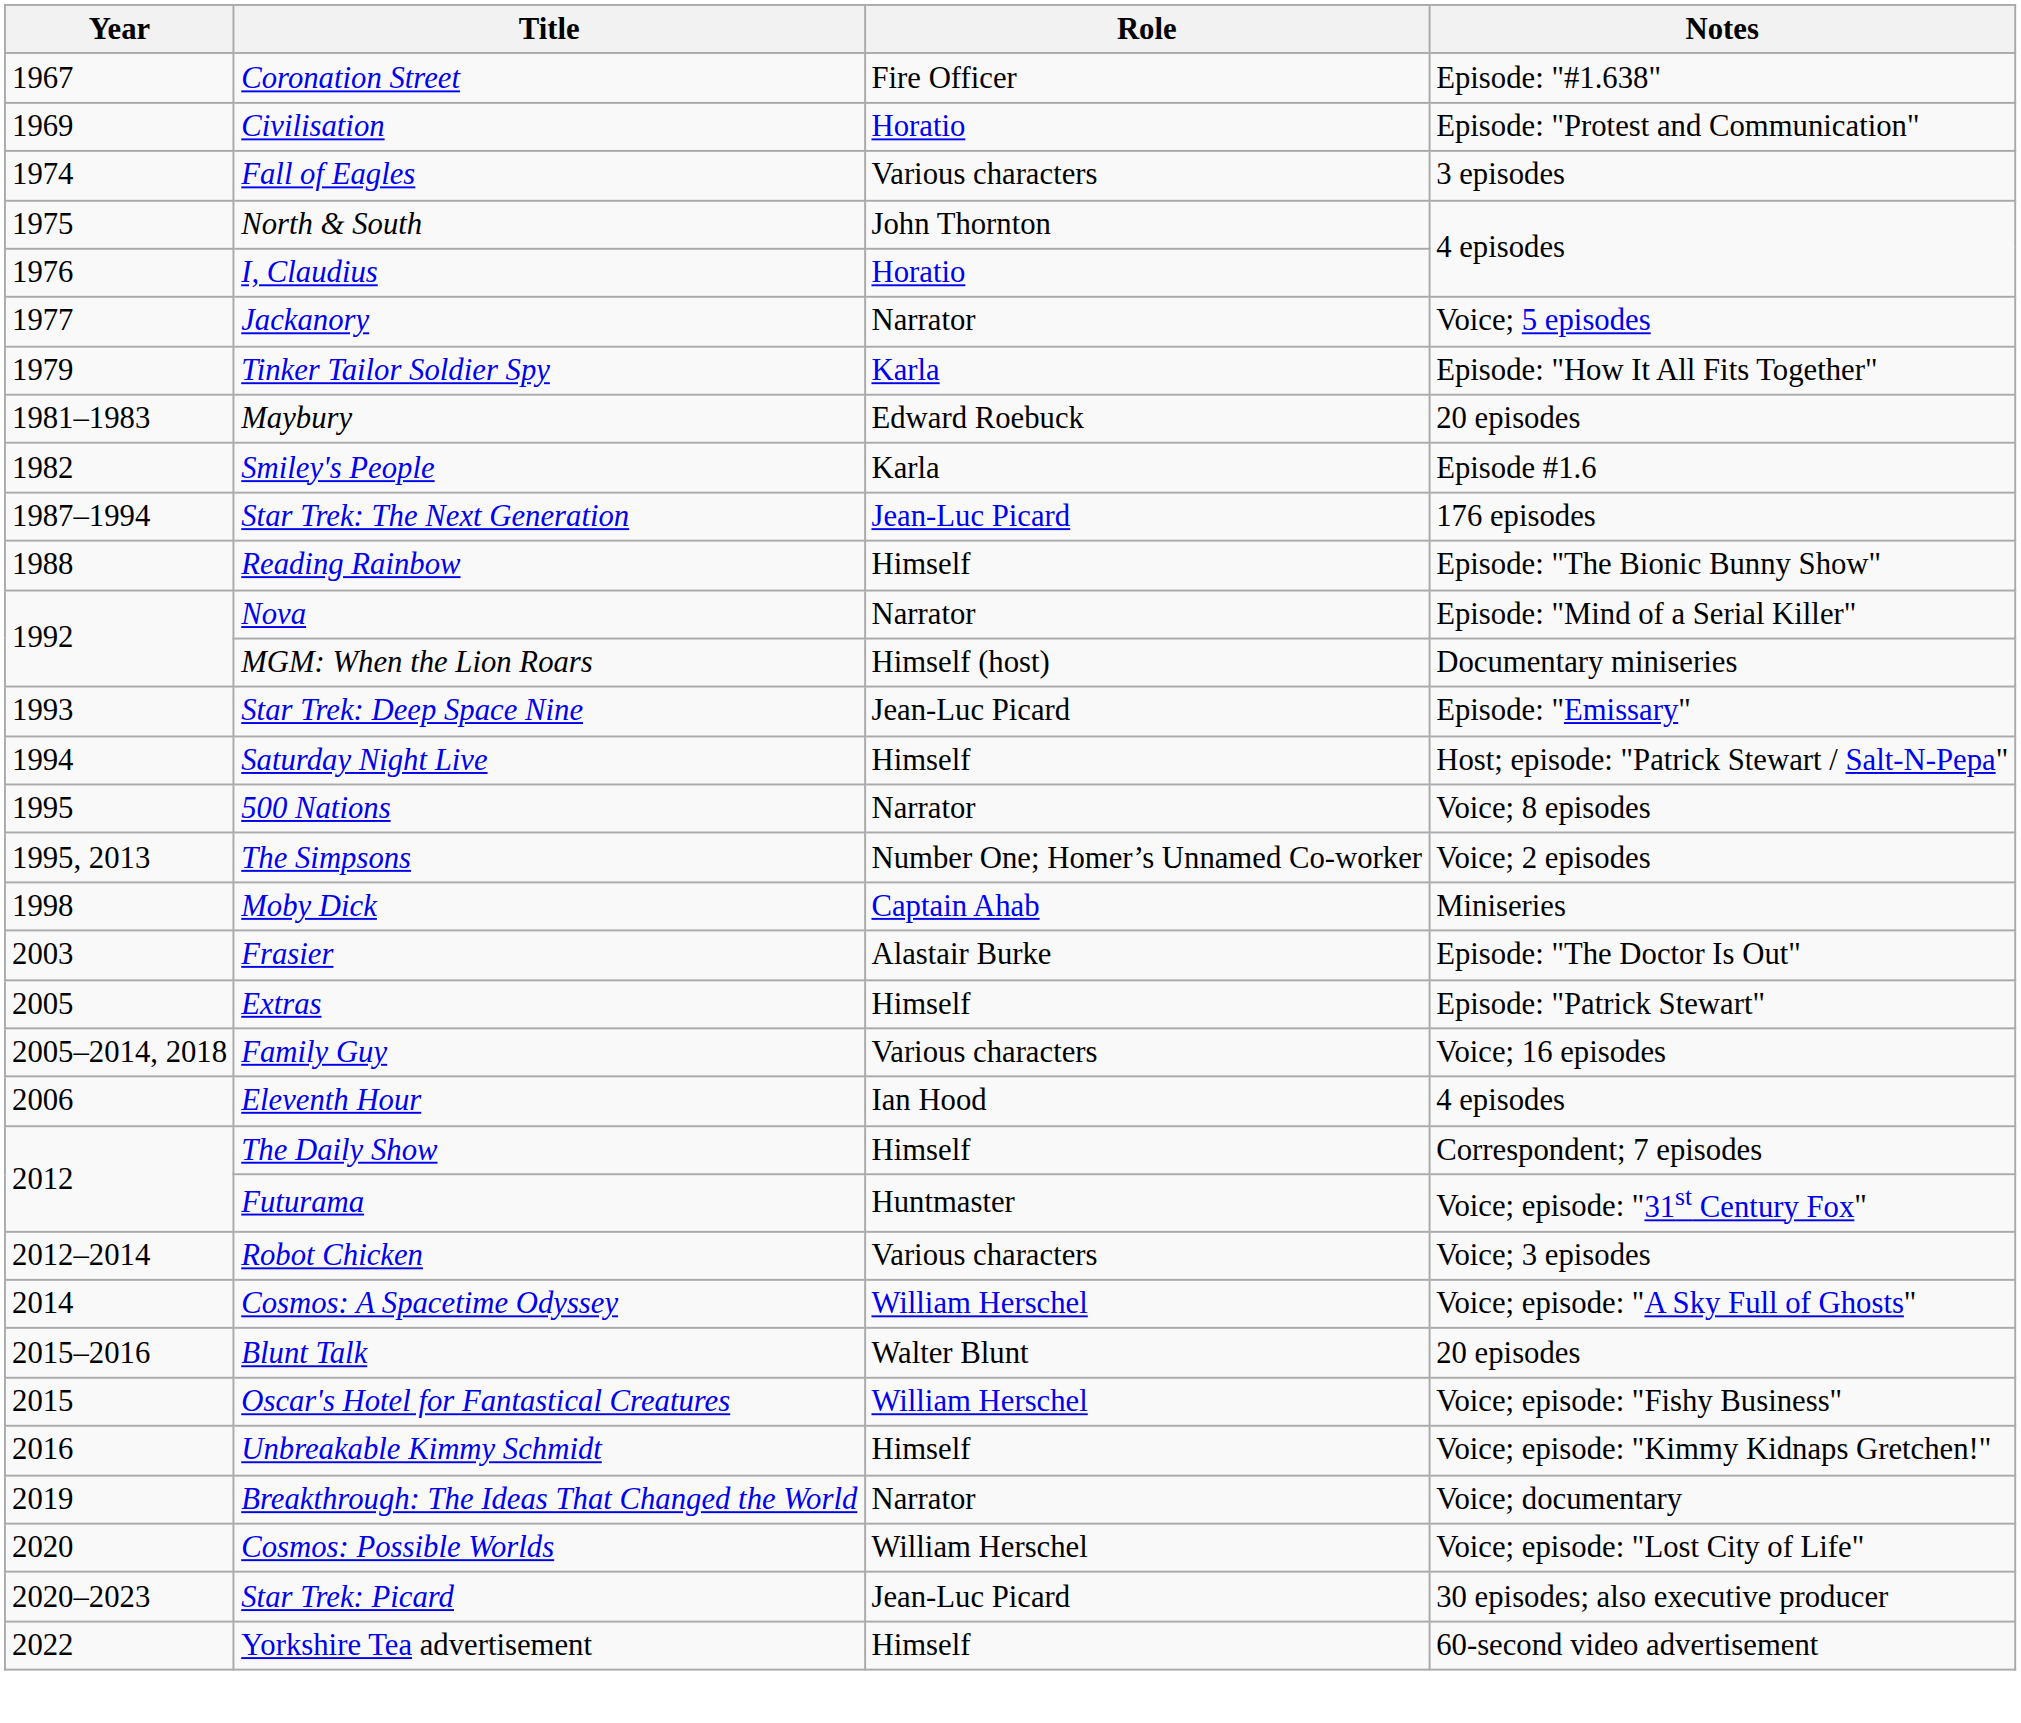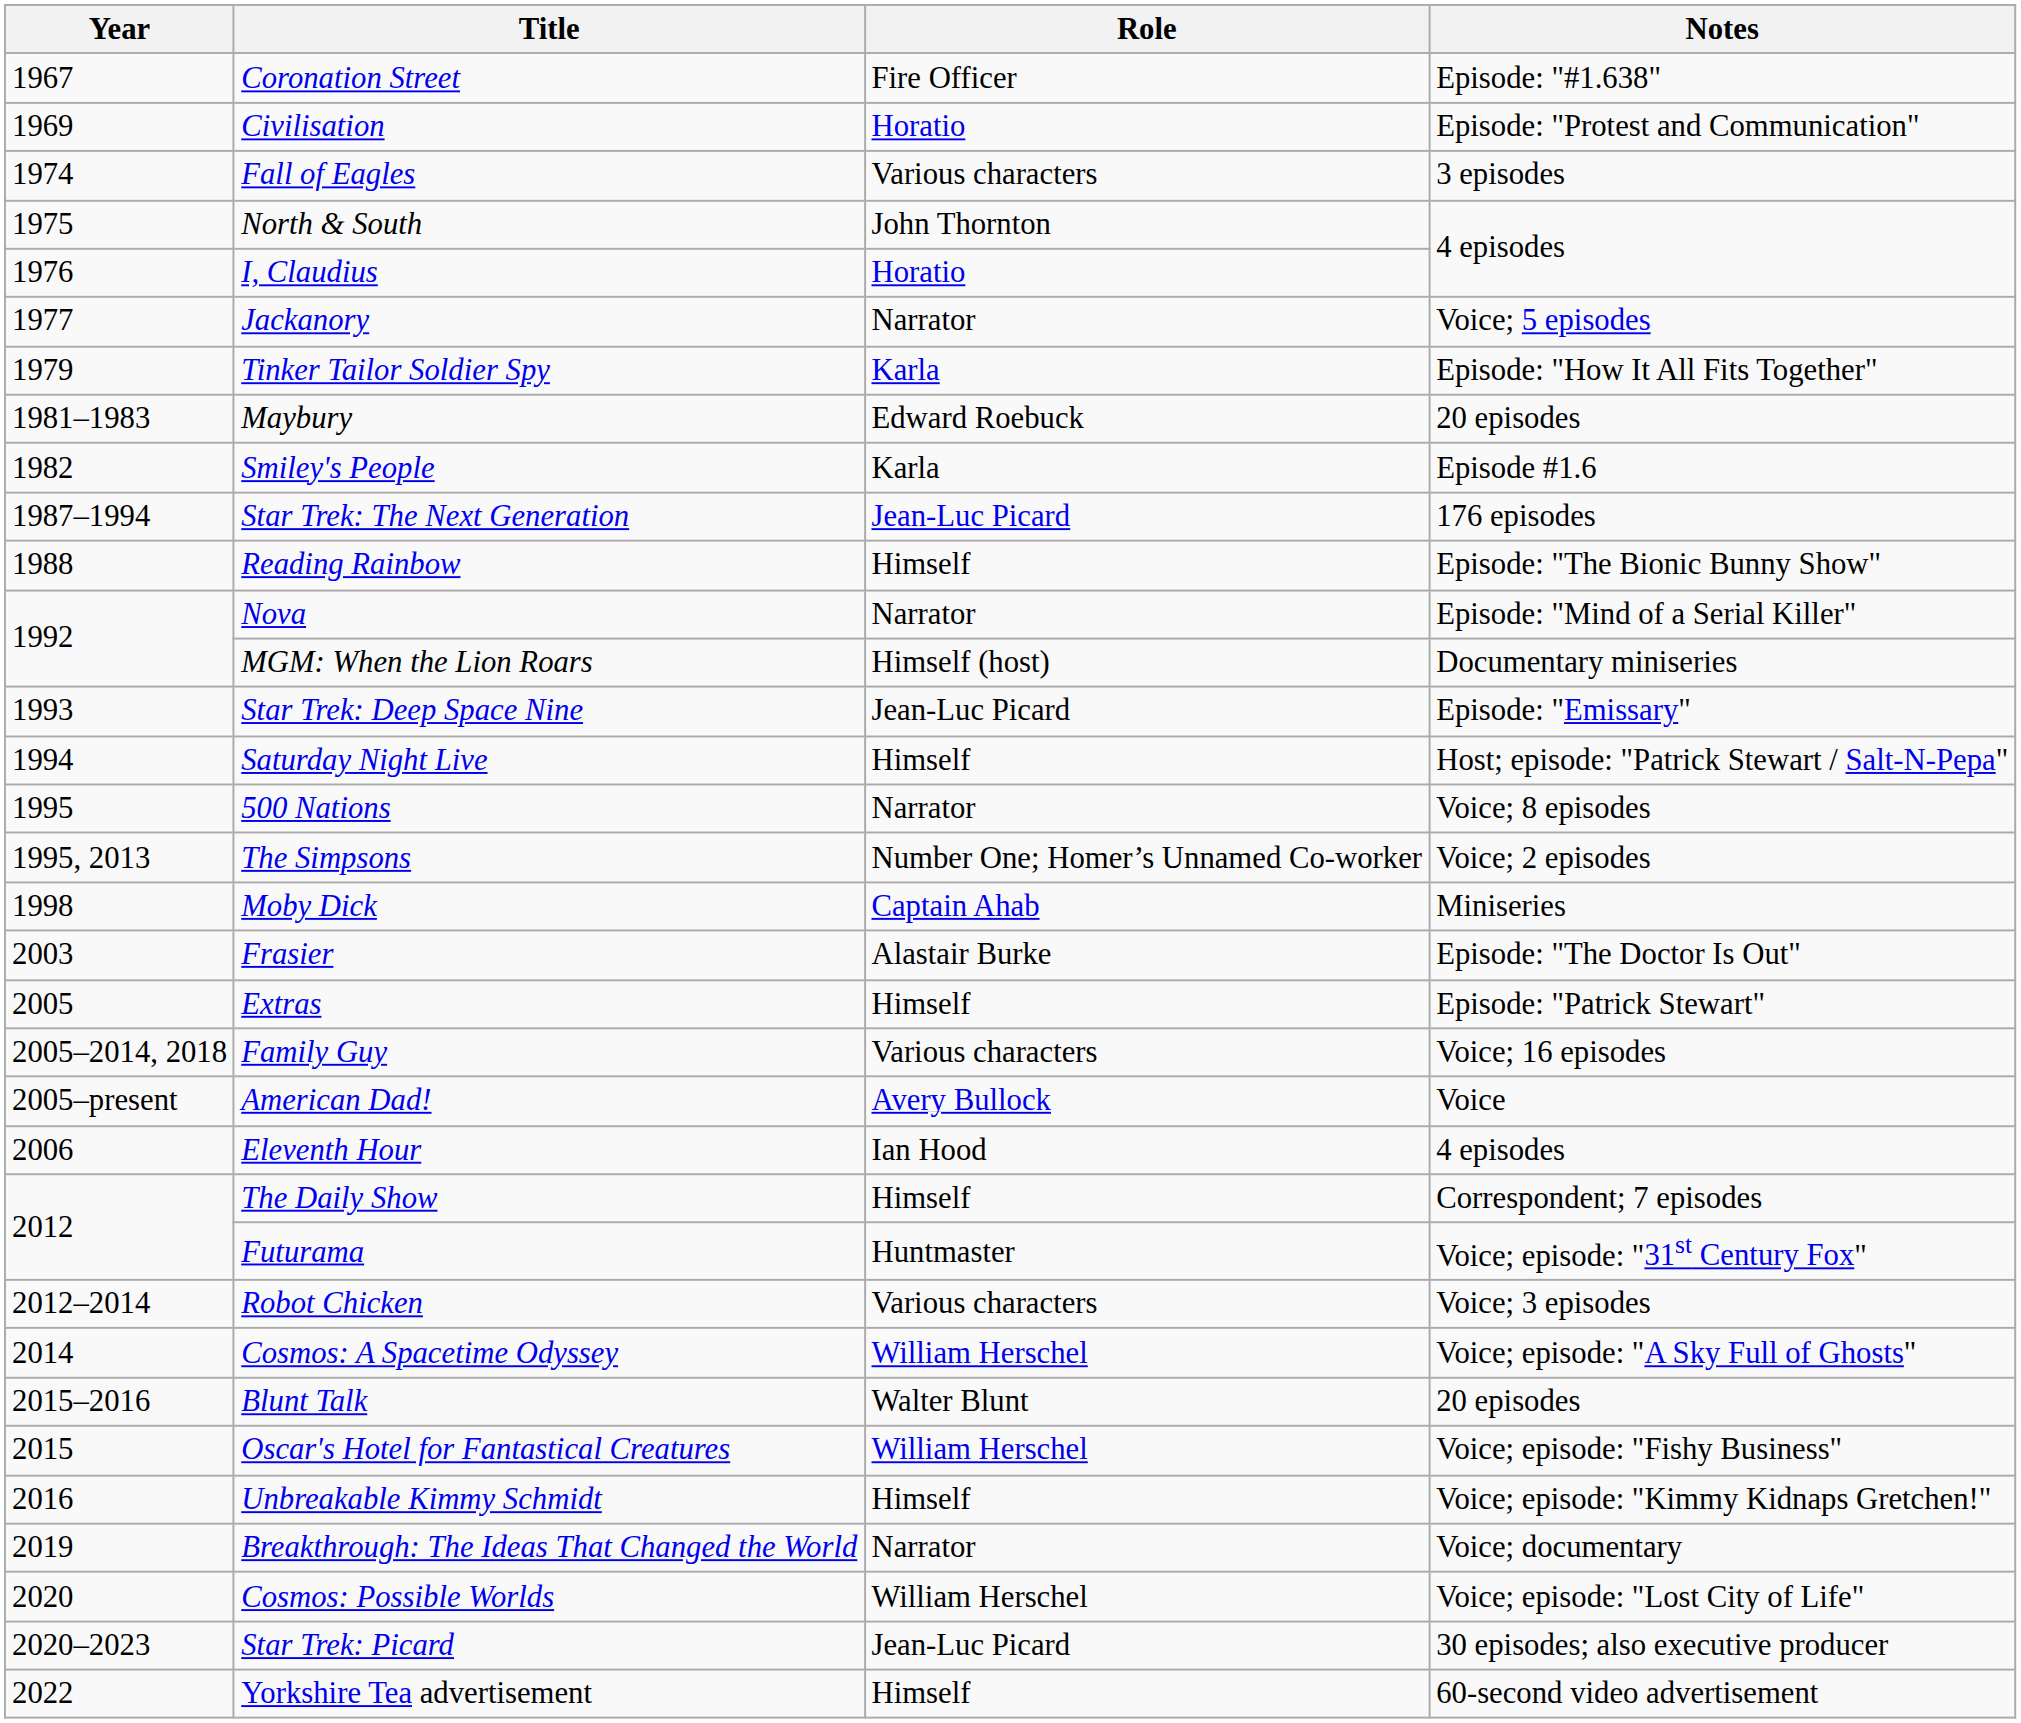+ row: (336, 1100)
